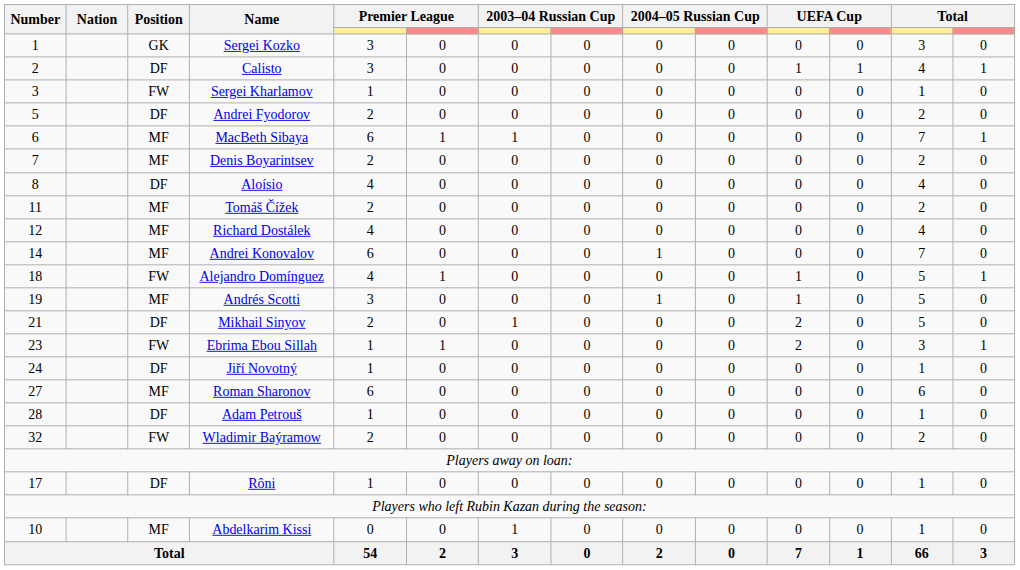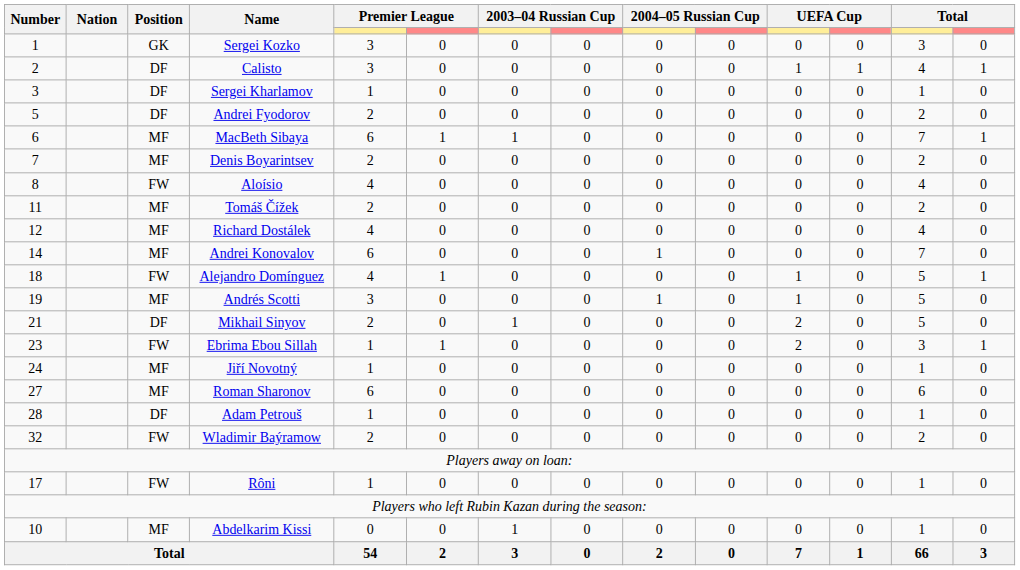(159, 91) FW -> (159, 91) DF
(159, 184) DF -> (159, 184) FW
(159, 368) DF -> (159, 368) MF
(159, 483) DF -> (159, 483) FW
